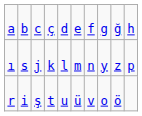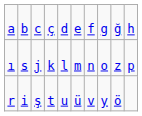(104, 65) y -> (104, 65) o
(104, 100) o -> (104, 100) y
